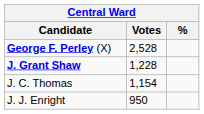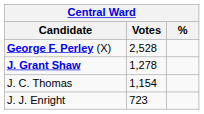(143, 65) 1,228 -> (143, 65) 1,278
(138, 100) 950 -> (138, 100) 723
